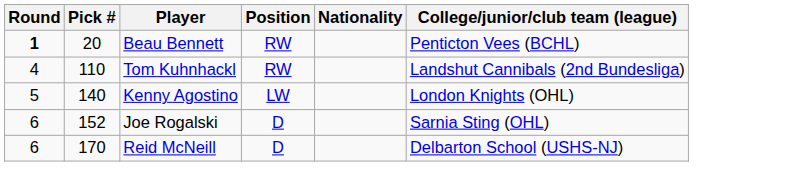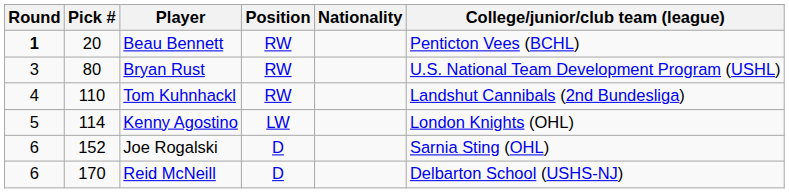+ row: (164, 69)
(92, 95) 140 -> (92, 122) 114
